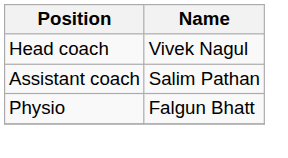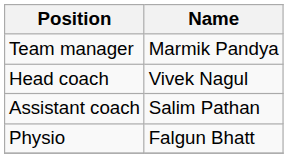+ row: (71, 49)
